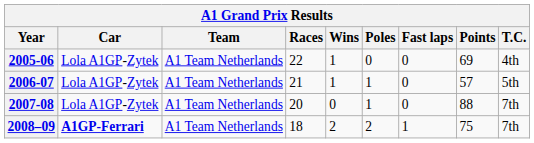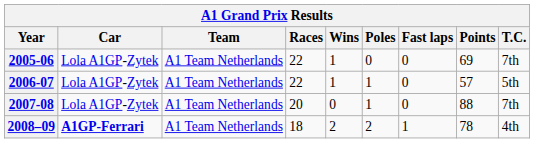(510, 60) 4th -> (510, 60) 7th
(296, 82) 21 -> (296, 82) 22
(466, 127) 75 -> (466, 127) 78
(510, 127) 7th -> (510, 127) 4th
